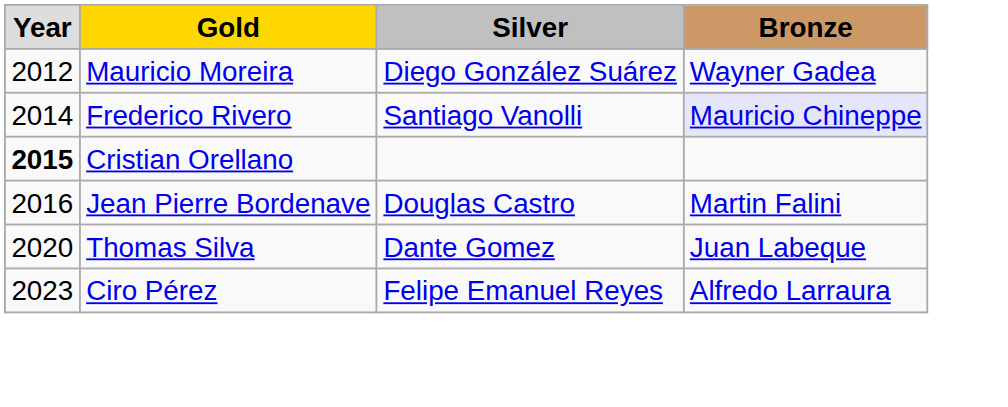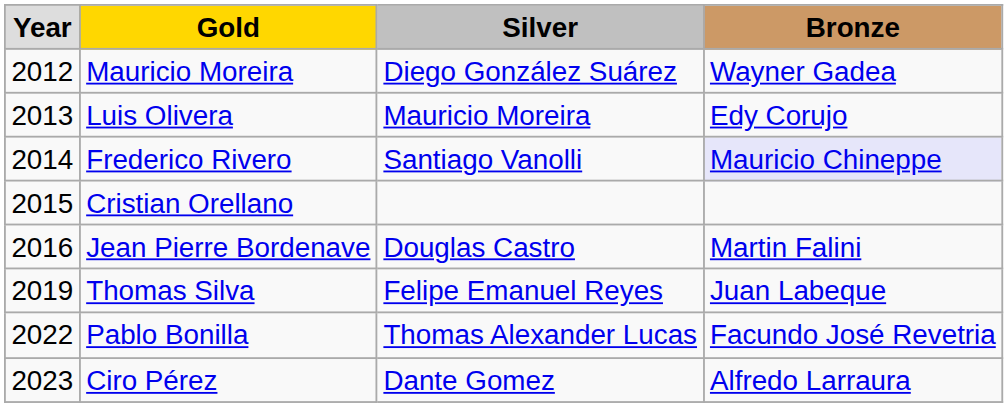+ row: (160, 115)
(42, 159) bold -> (42, 203) normal
(42, 247) 2020 -> (42, 291) 2019
(469, 247) Dante Gomez -> (523, 291) Felipe Emanuel Reyes
+ row: (167, 335)
(523, 291) Felipe Emanuel Reyes -> (469, 379) Dante Gomez
